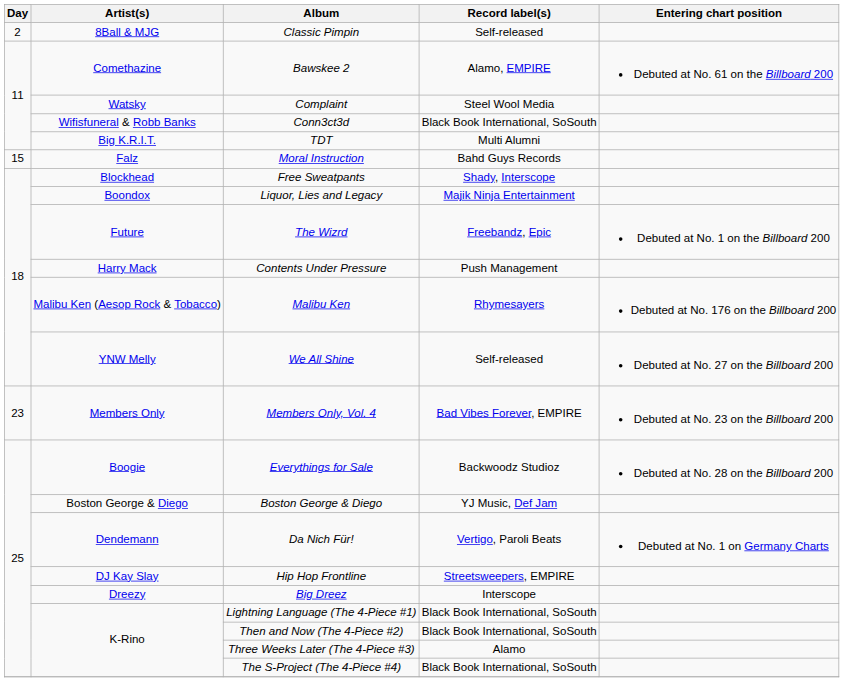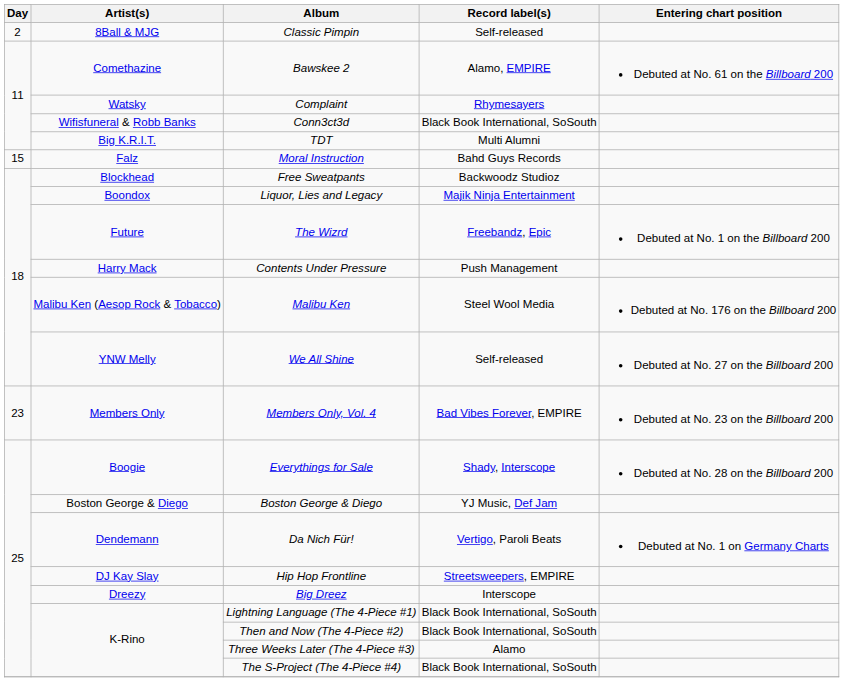(509, 104) Steel Wool Media -> (509, 104) Rhymesayers
(509, 177) Shady, Interscope -> (509, 177) Backwoodz Studioz
(509, 304) Rhymesayers -> (509, 304) Steel Wool Media
(509, 467) Backwoodz Studioz -> (509, 467) Shady, Interscope
